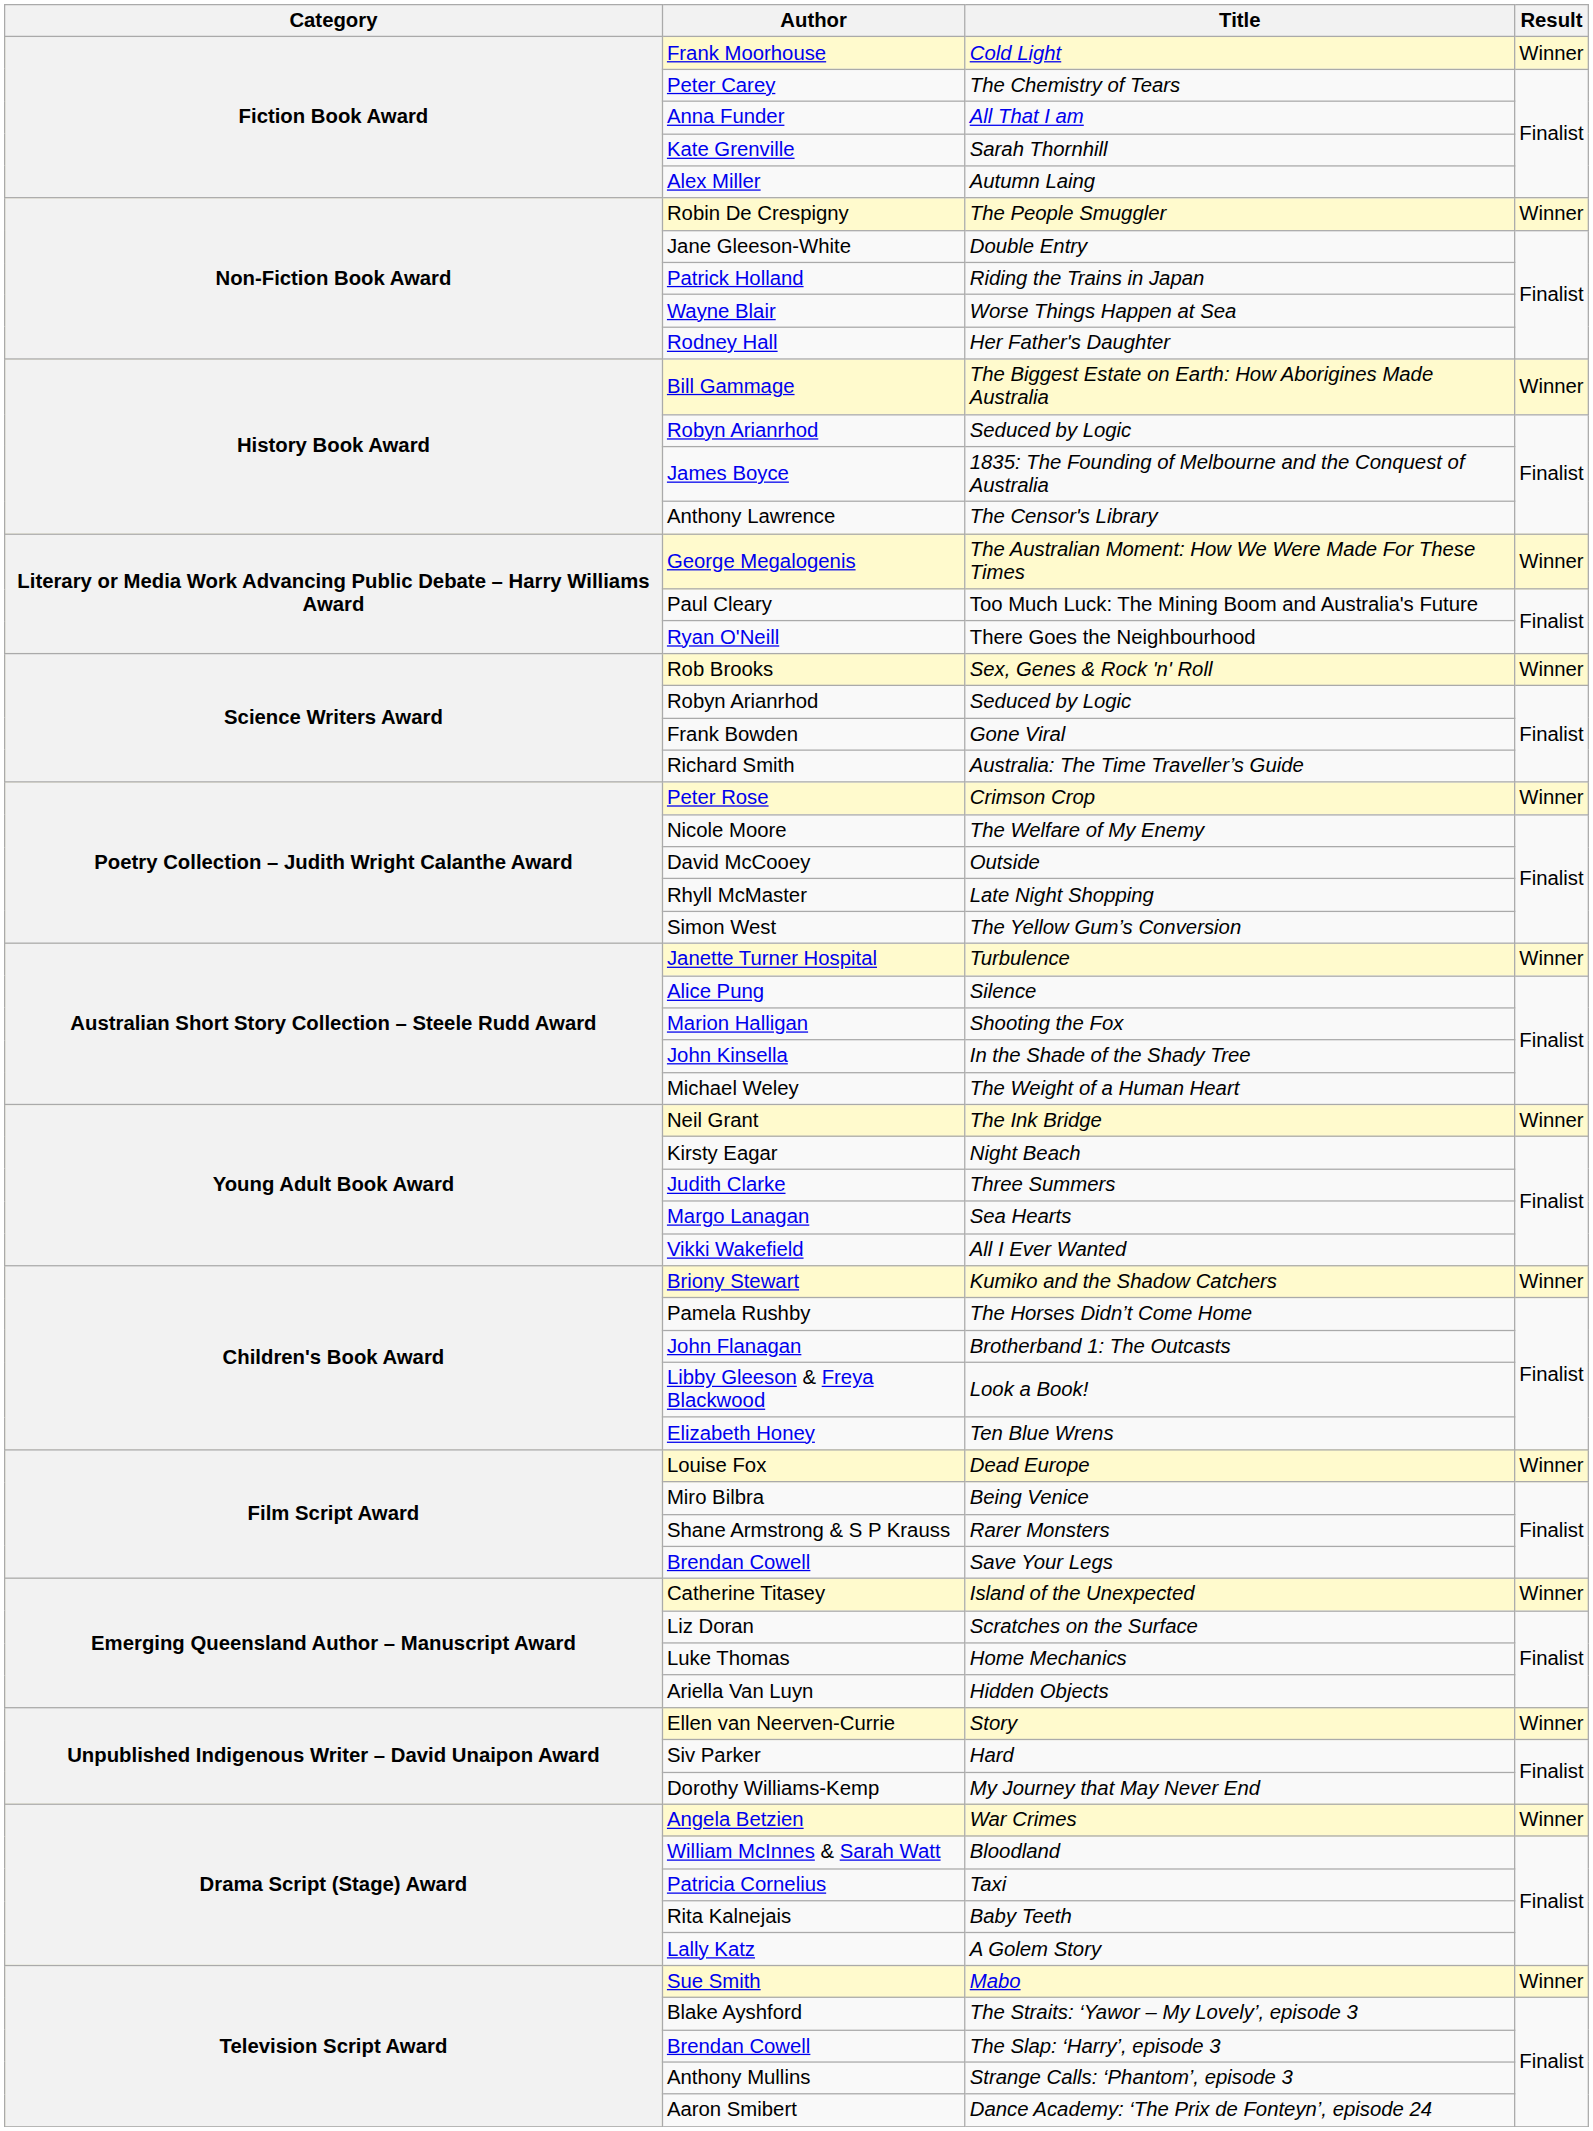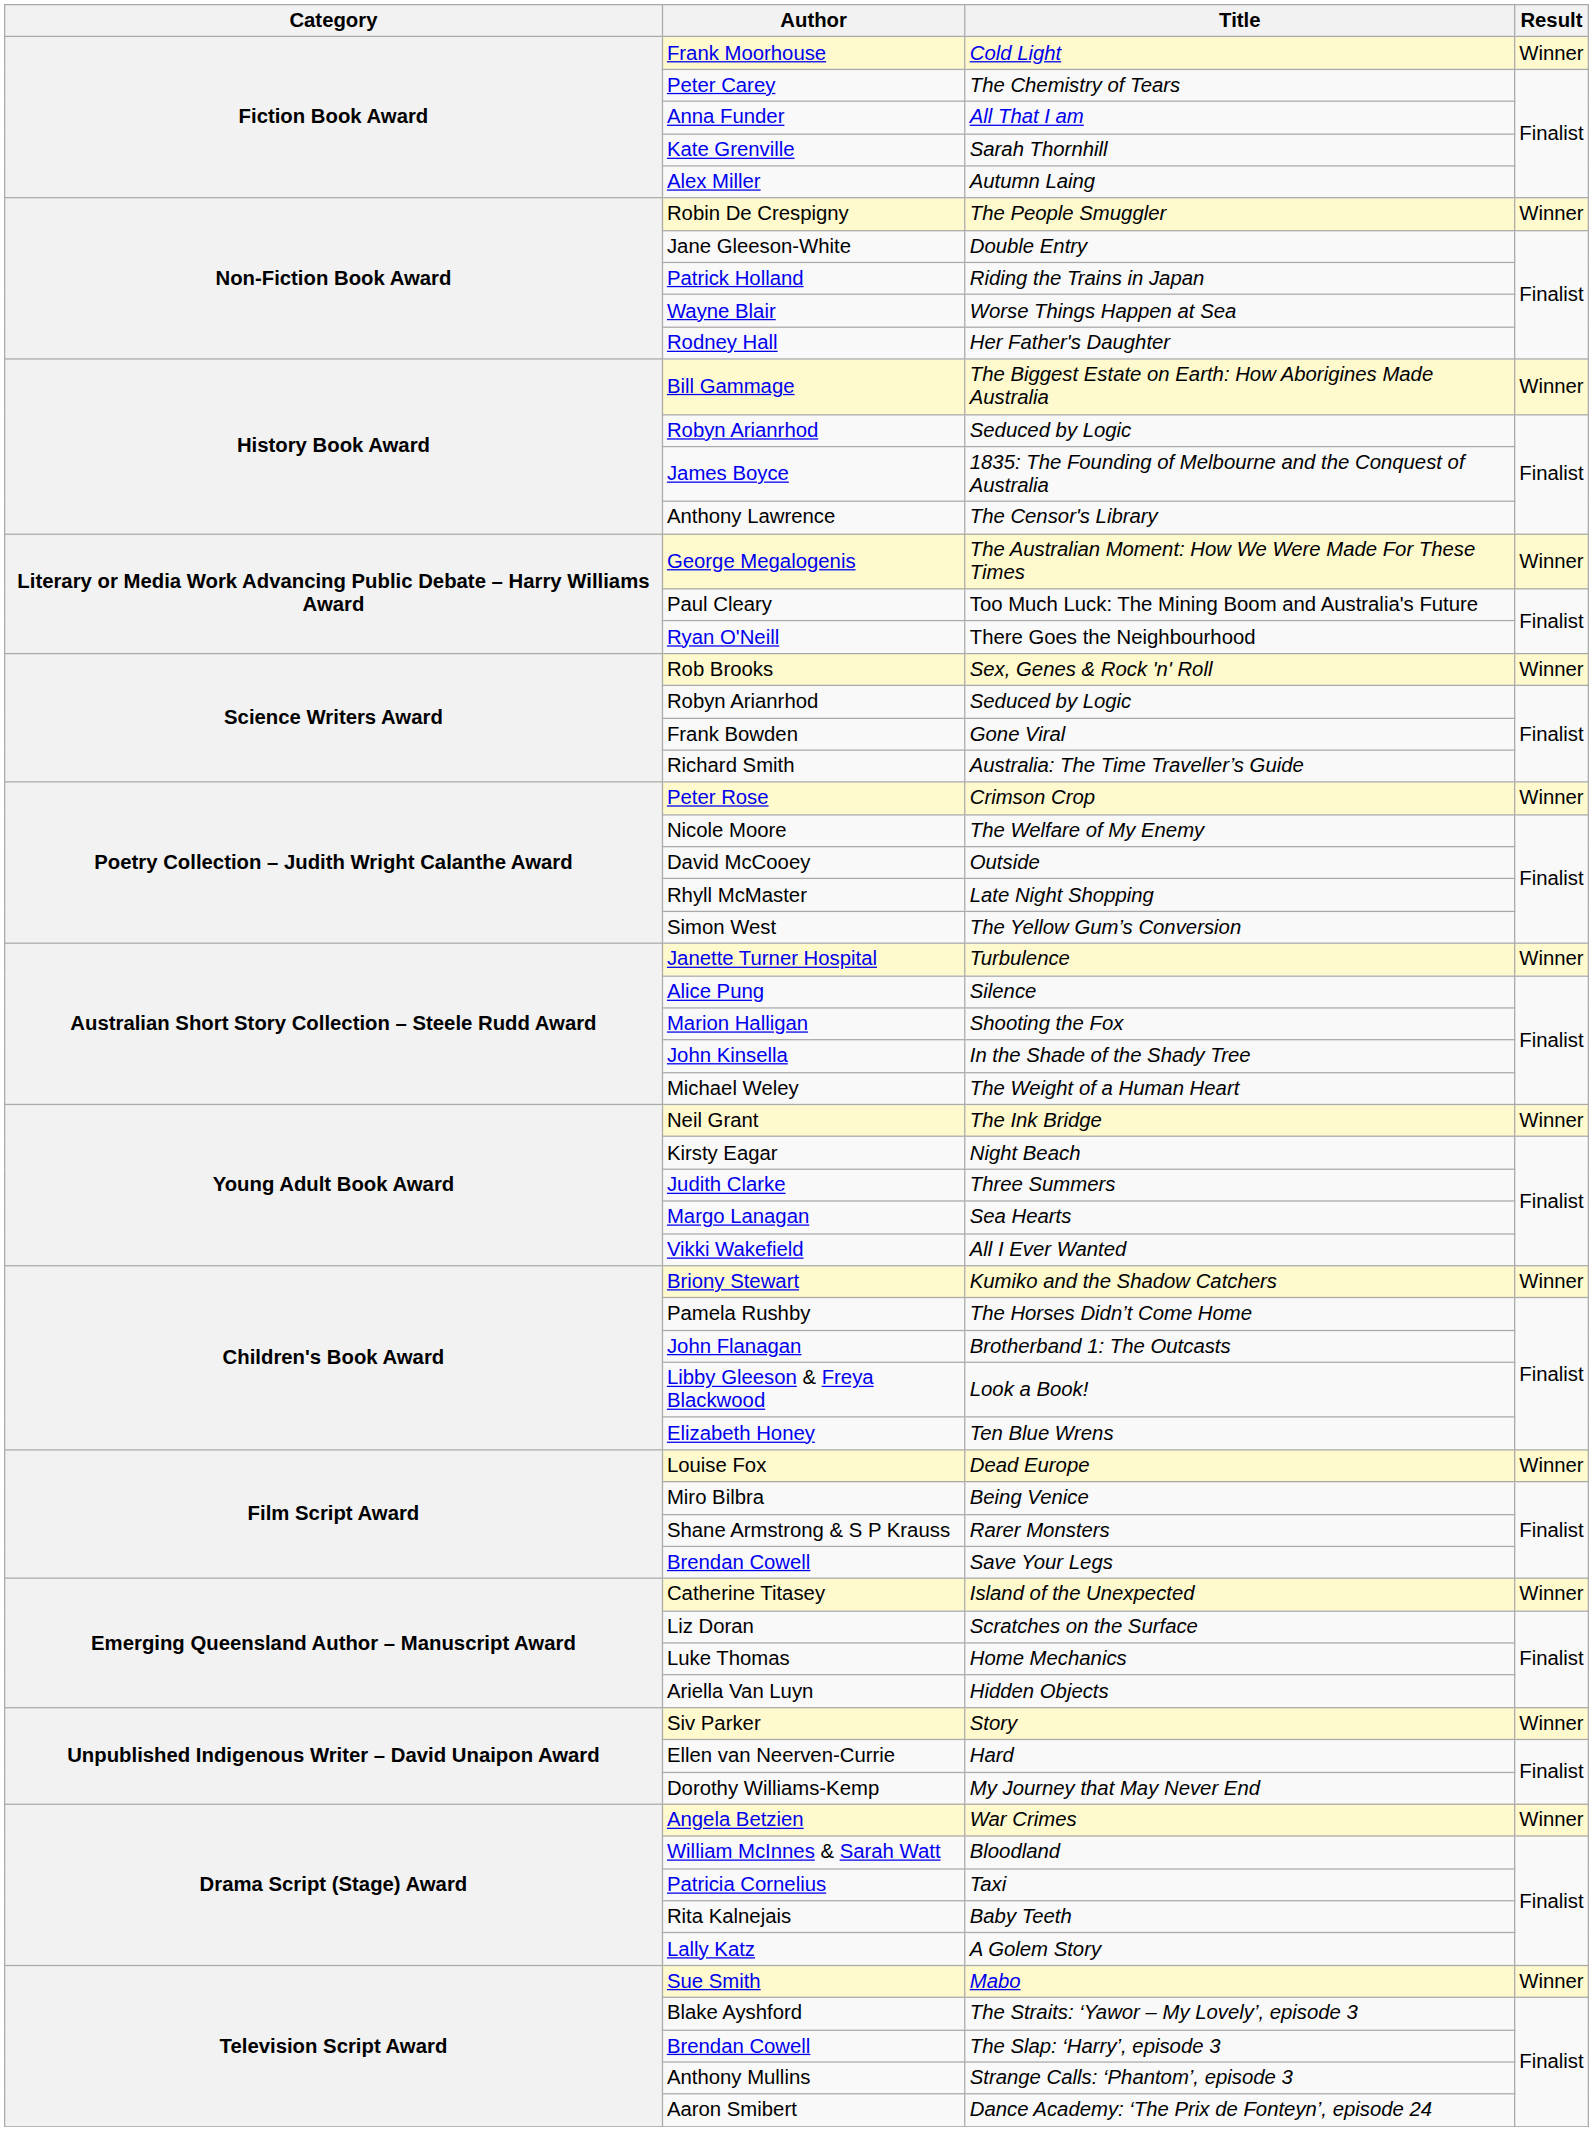(781, 1723) Ellen van Neerven-Currie -> (714, 1723) Siv Parker
(714, 1755) Siv Parker -> (781, 1755) Ellen van Neerven-Currie
